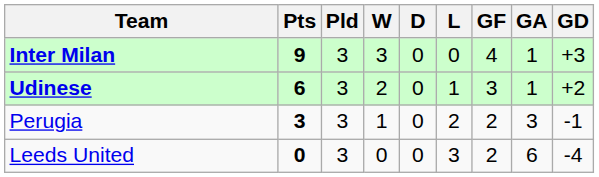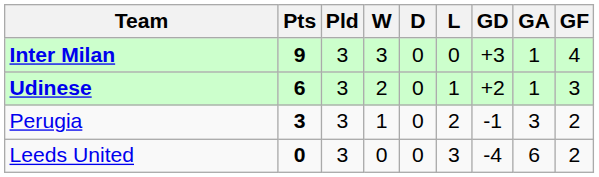columns swapped: (492, 21) <-> (573, 21)
